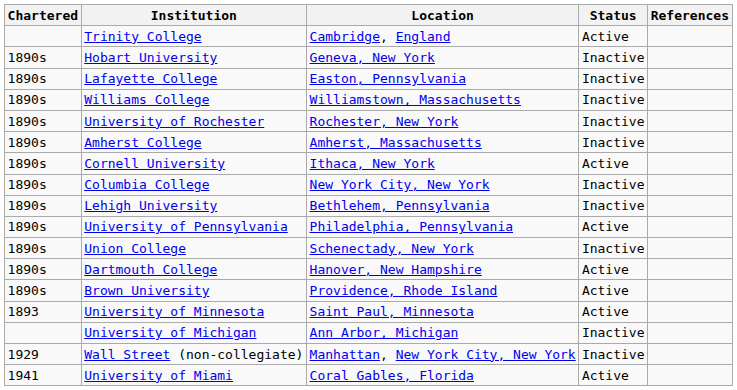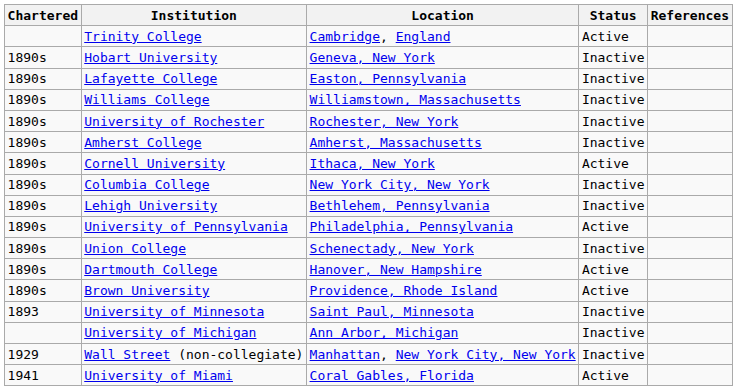(605, 312) Active -> (613, 312) Inactive
